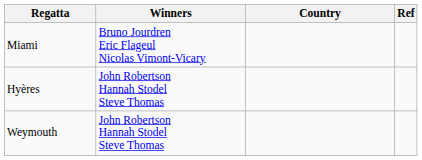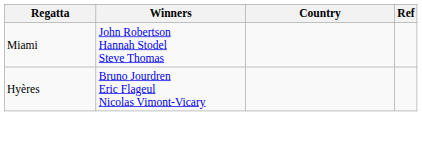(152, 44) Bruno Jourdren Eric Flageul Nicolas Vimont-Vicary -> (135, 44) John Robertson Hannah Stodel Steve Thomas
(135, 89) John Robertson Hannah Stodel Steve Thomas -> (152, 89) Bruno Jourdren Eric Flageul Nicolas Vimont-Vicary
- row: (32, 133)
